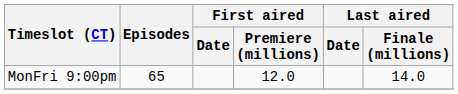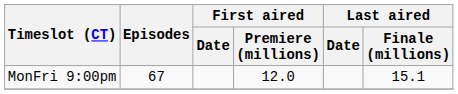(156, 77) 65 -> (156, 77) 67
(408, 77) 14.0 -> (408, 77) 15.1
